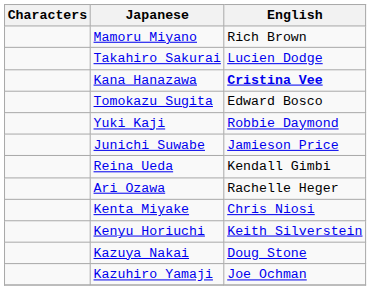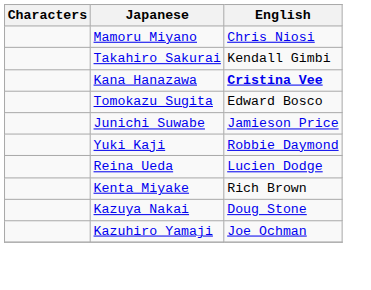(267, 37) Rich Brown -> (271, 37) Chris Niosi
(275, 59) Lucien Dodge -> (279, 59) Kendall Gimbi
rows swapped: (129, 123) <-> (149, 145)
(279, 167) Kendall Gimbi -> (275, 167) Lucien Dodge
- row: (129, 188)
(271, 210) Chris Niosi -> (267, 188) Rich Brown
- row: (149, 231)
